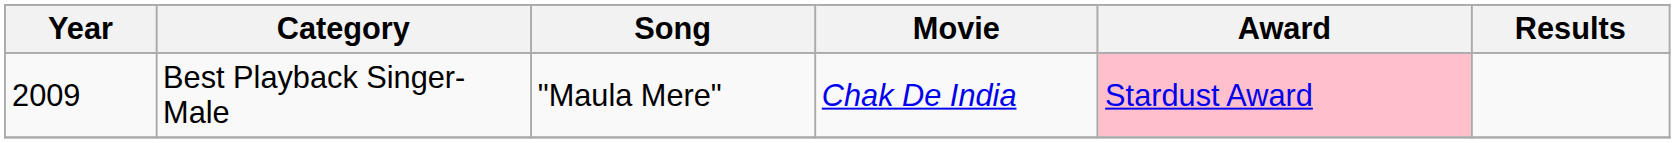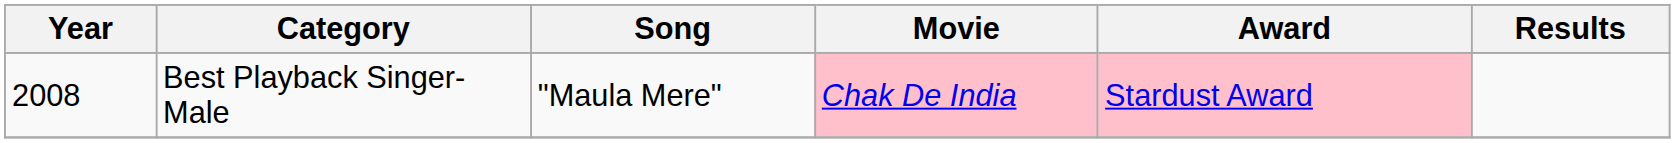(46, 94) 2009 -> (46, 94) 2008
(919, 94) no background -> (919, 94) pink background
